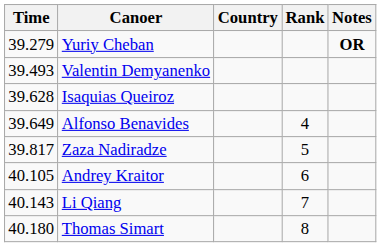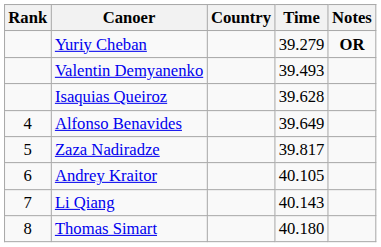columns swapped: (305, 17) <-> (31, 17)
